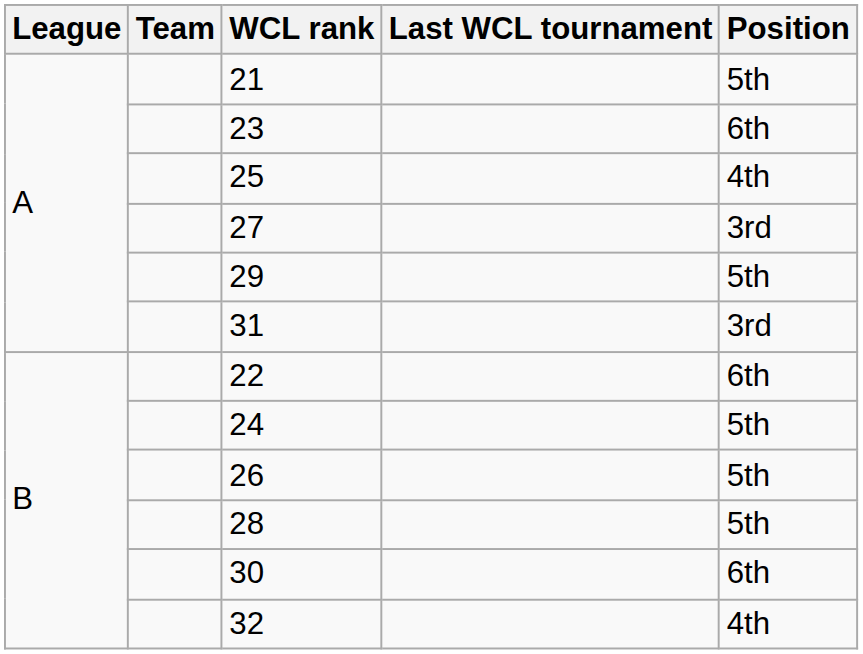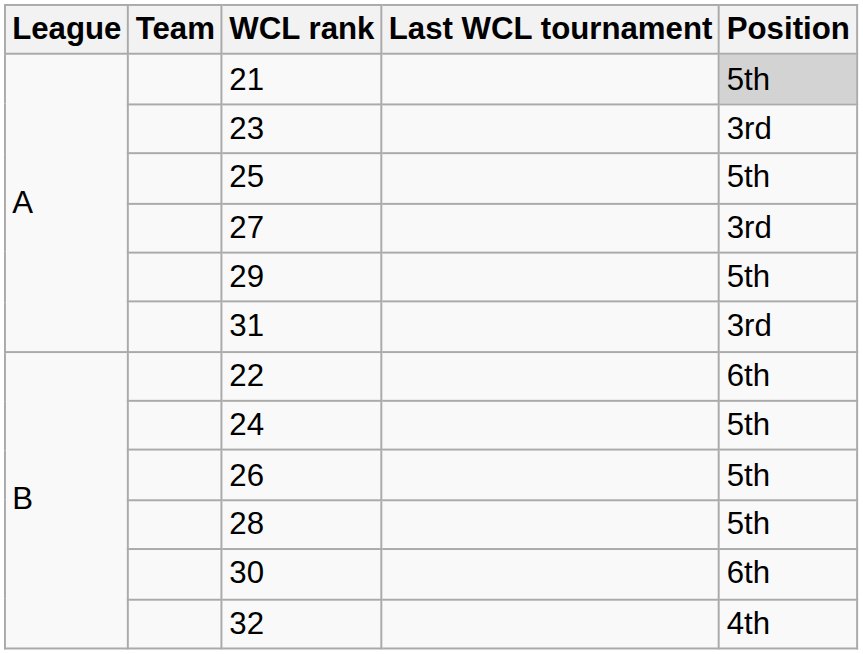(748, 78) no background -> (748, 78) lightgrey background
(748, 128) 6th -> (749, 128) 3rd
(748, 177) 4th -> (748, 177) 5th
